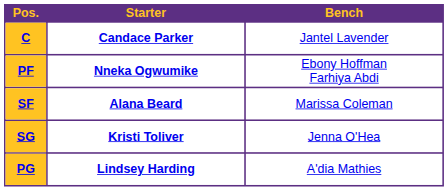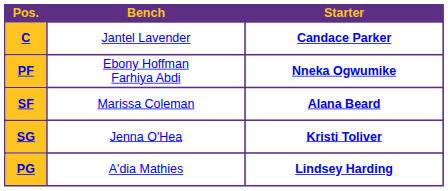columns swapped: (146, 13) <-> (344, 13)
